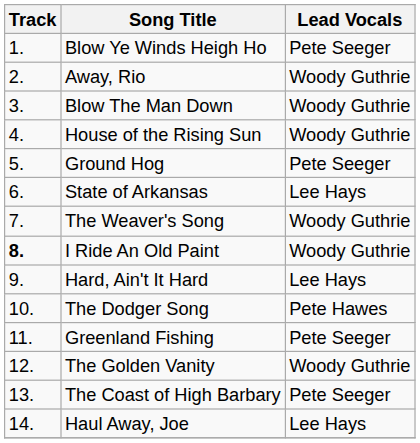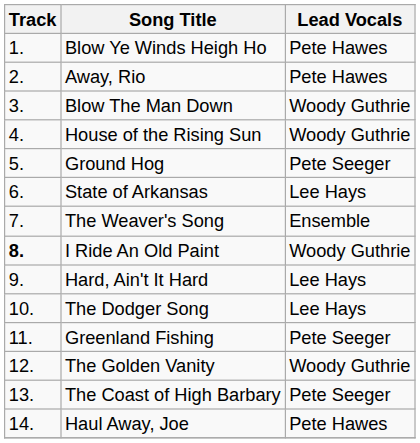(340, 48) Pete Seeger -> (338, 48) Pete Hawes
(350, 77) Woody Guthrie -> (338, 77) Pete Hawes
(350, 221) Woody Guthrie -> (330, 221) Ensemble
(338, 308) Pete Hawes -> (328, 308) Lee Hays
(328, 423) Lee Hays -> (338, 423) Pete Hawes
